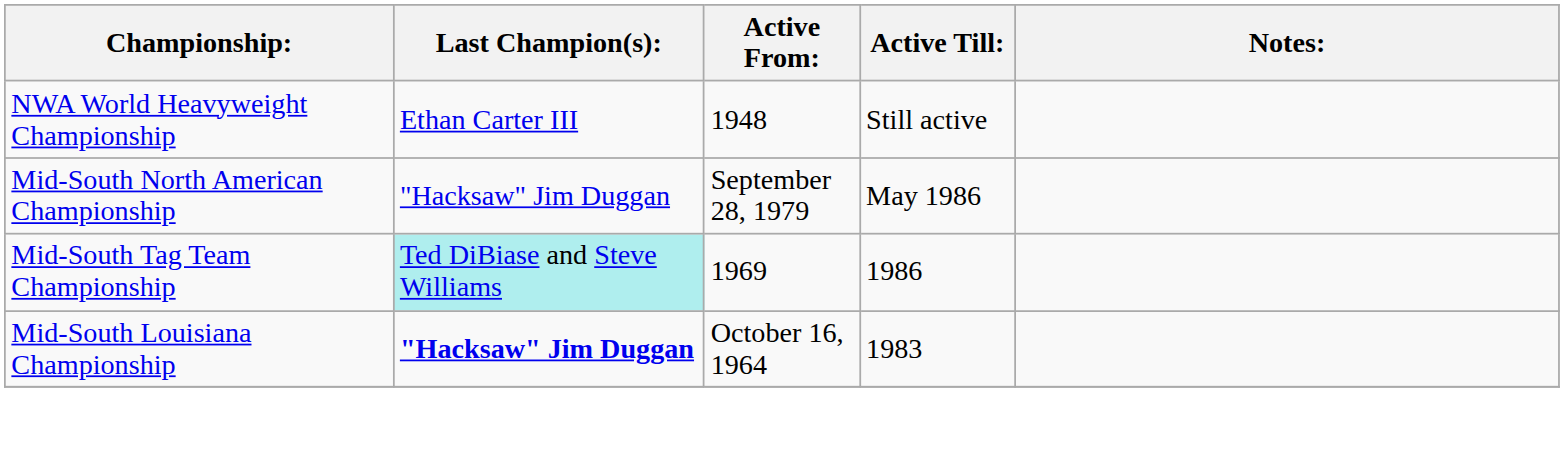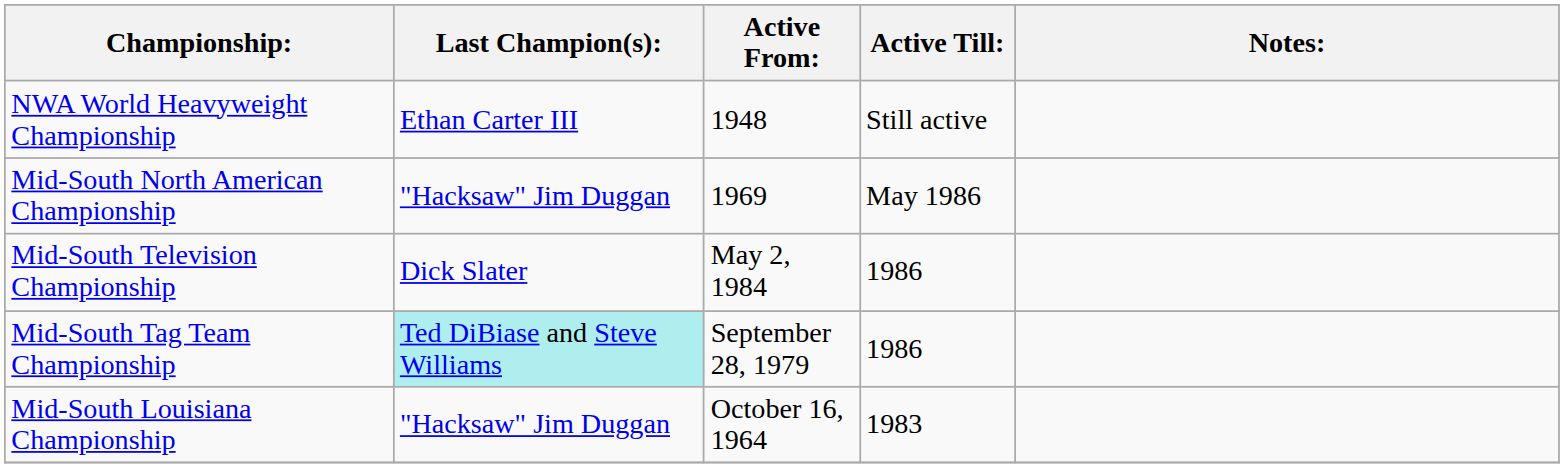(771, 195) September 28, 1979 -> (739, 195) 1969
+ row: (134, 271)
(739, 271) 1969 -> (771, 348) September 28, 1979
(547, 348) bold -> (535, 424) normal
